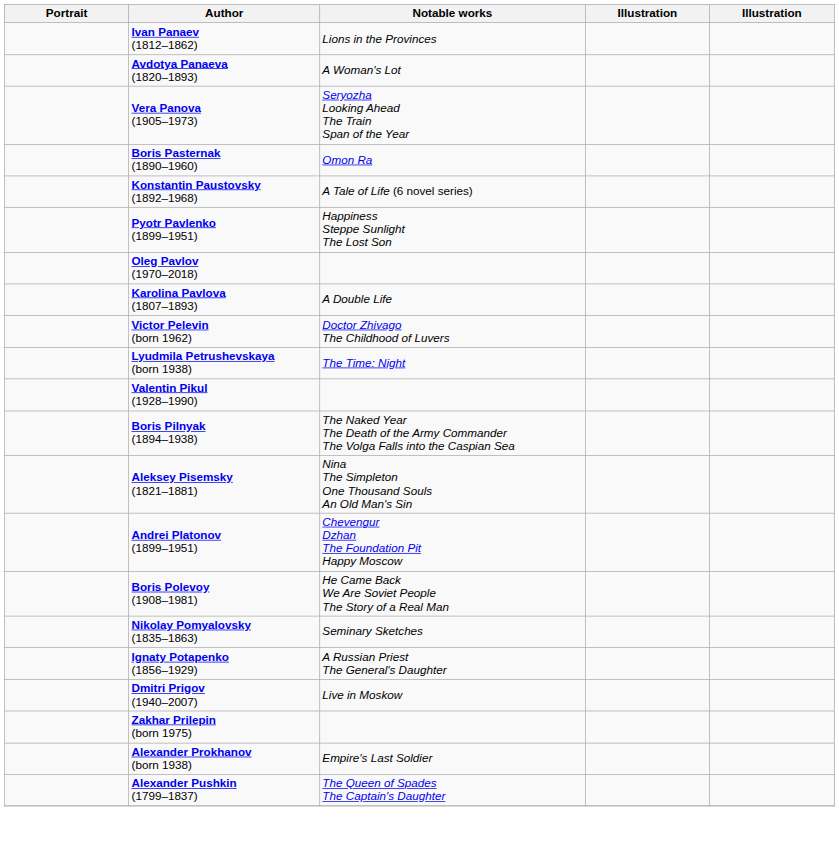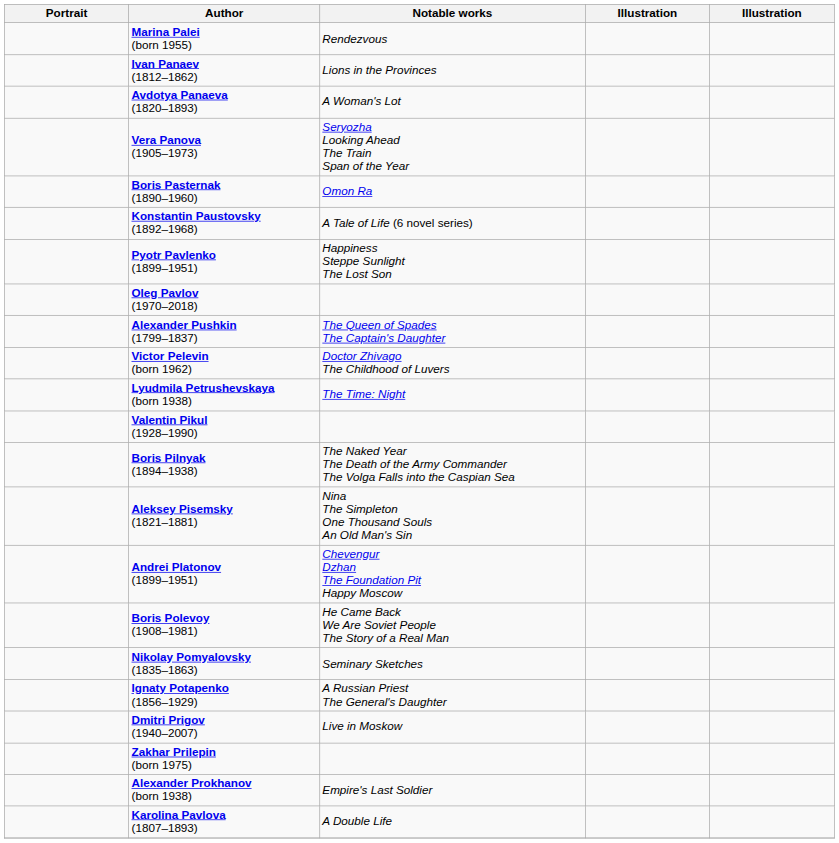+ row: (166, 38)
rows swapped: (179, 299) <-> (184, 790)
